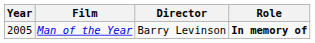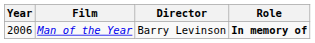(20, 30) 2005 -> (20, 30) 2006
